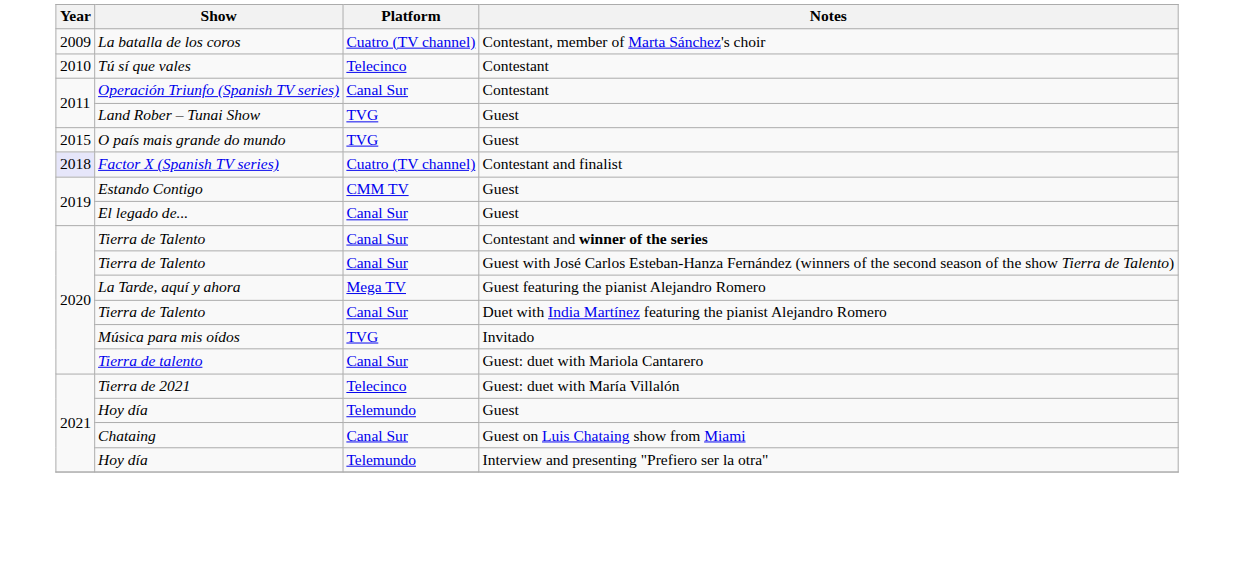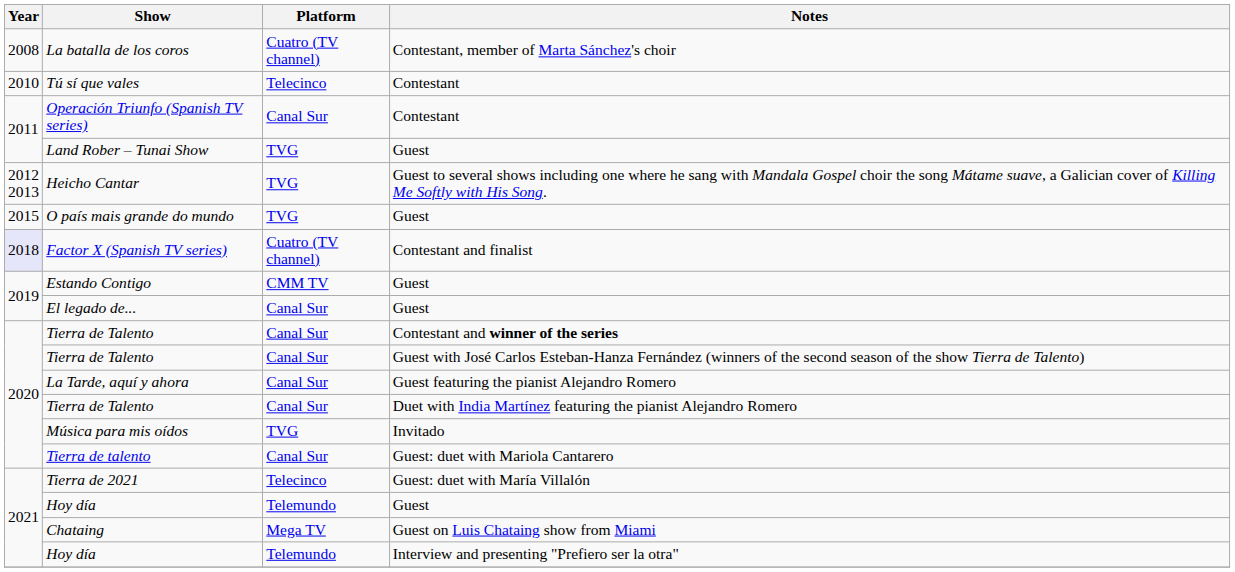(75, 41) 2009 -> (24, 50) 2008
+ row: (93, 183)
(376, 287) Mega TV -> (297, 382) Canal Sur
(377, 435) Canal Sur -> (296, 529) Mega TV
